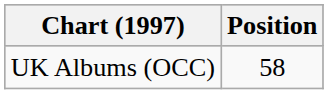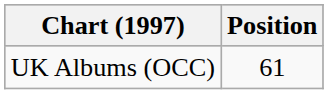(272, 66) 58 -> (272, 66) 61
